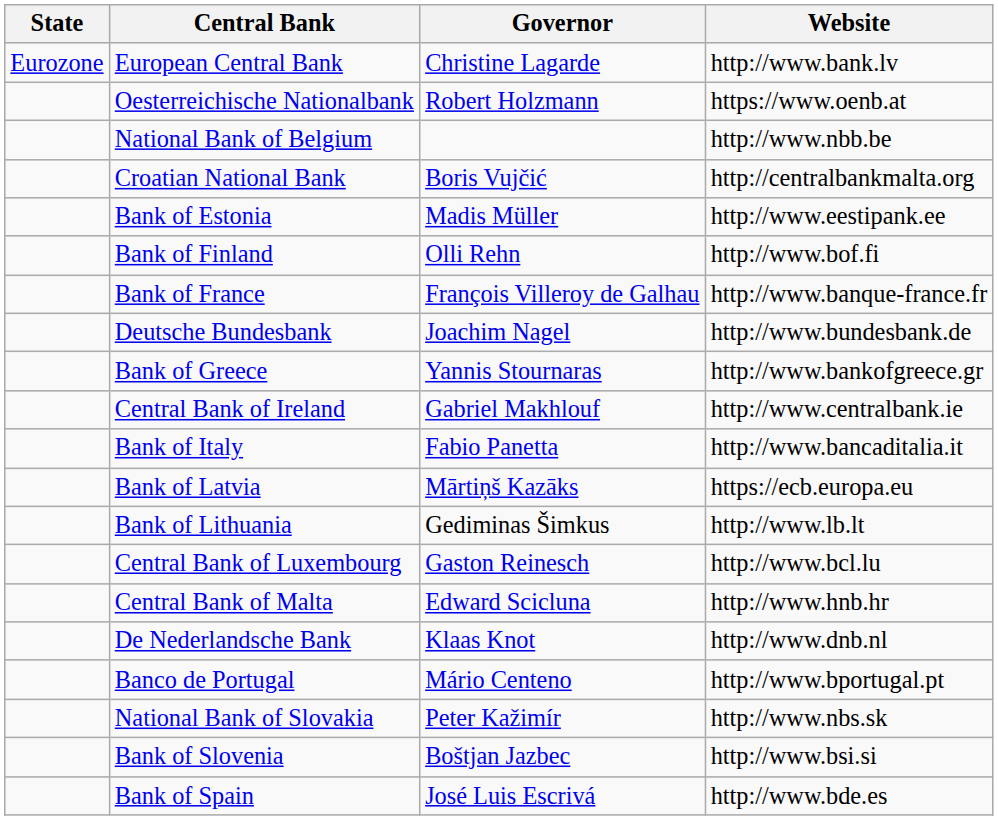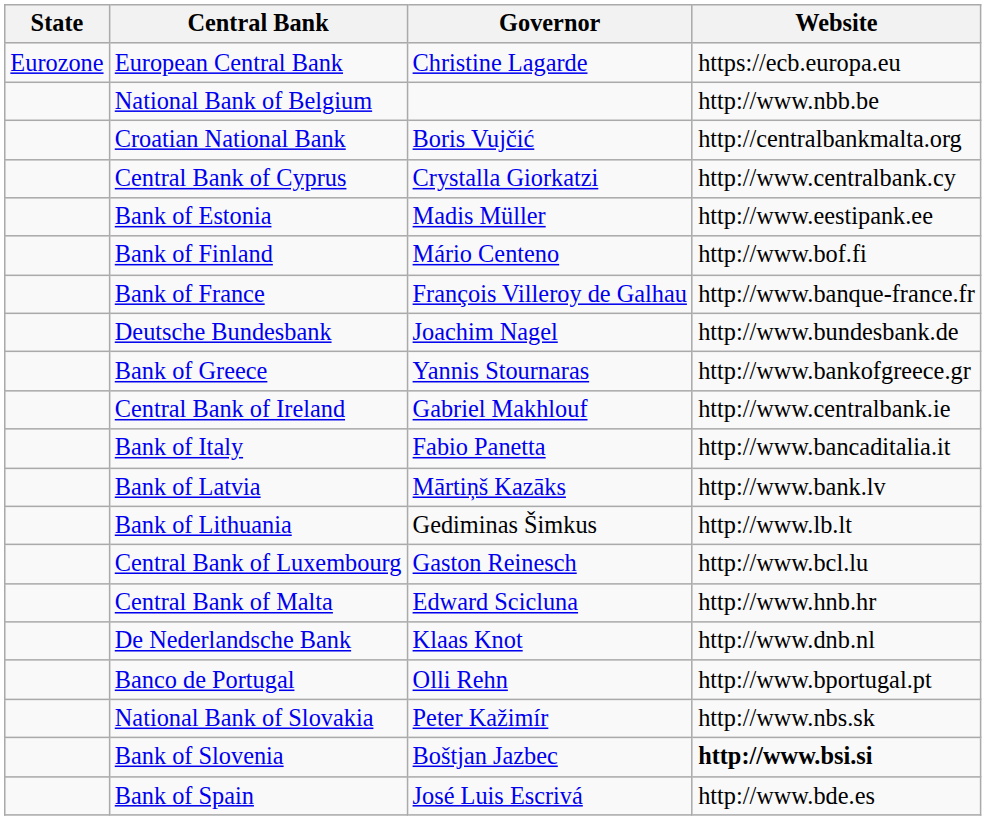(804, 62) http://www.bank.lv -> (799, 62) https://ecb.europa.eu
- row: (264, 100)
+ row: (231, 178)
(473, 255) Olli Rehn -> (486, 255) Mário Centeno
(812, 486) https://ecb.europa.eu -> (792, 486) http://www.bank.lv
(498, 679) Mário Centeno -> (460, 679) Olli Rehn
(794, 756) normal -> (785, 756) bold
